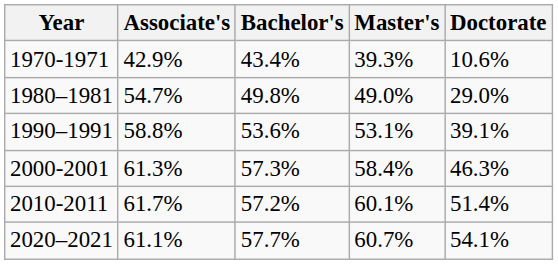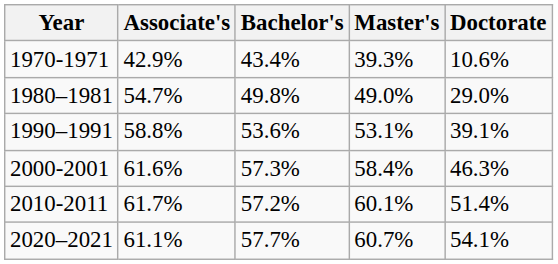(153, 167) 61.3% -> (153, 167) 61.6%
